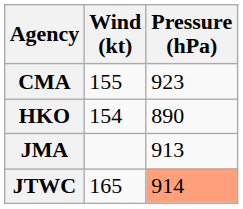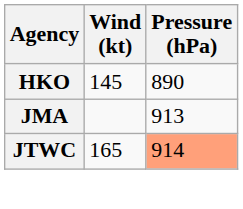- row: (44, 81)
(106, 116) 154 -> (106, 81) 145
